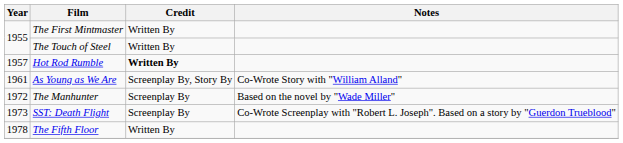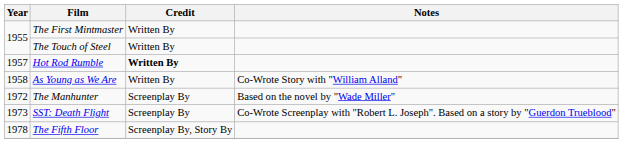(17, 79) 1961 -> (17, 79) 1958
(180, 79) Screenplay By, Story By -> (151, 79) Written By
(151, 130) Written By -> (180, 130) Screenplay By, Story By
